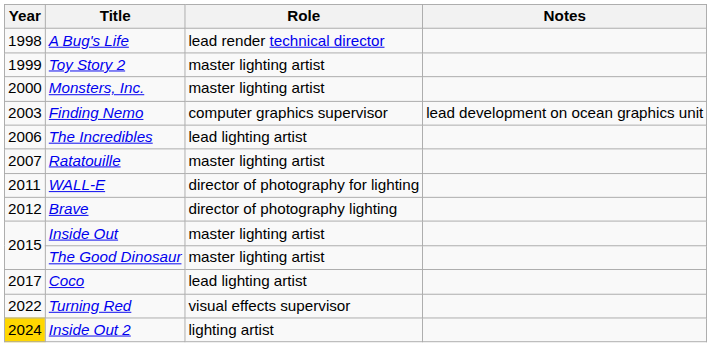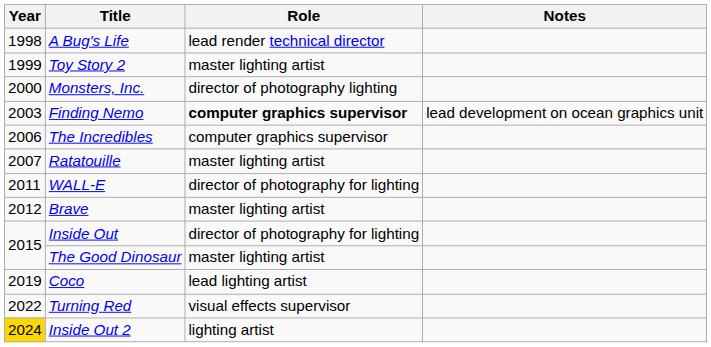(256, 88) master lighting artist -> (293, 88) director of photography lighting
(288, 112) normal -> (298, 112) bold
(248, 137) lead lighting artist -> (288, 137) computer graphics supervisor
(293, 209) director of photography lighting -> (256, 209) master lighting artist
(256, 233) master lighting artist -> (304, 233) director of photography for lighting
(25, 281) 2017 -> (25, 281) 2019
